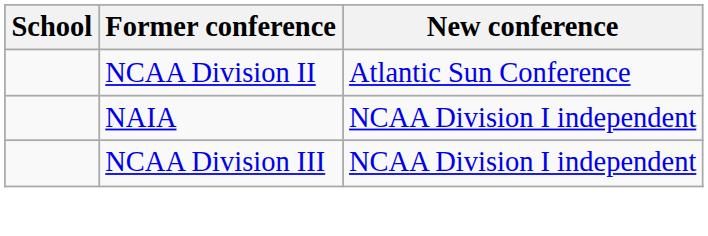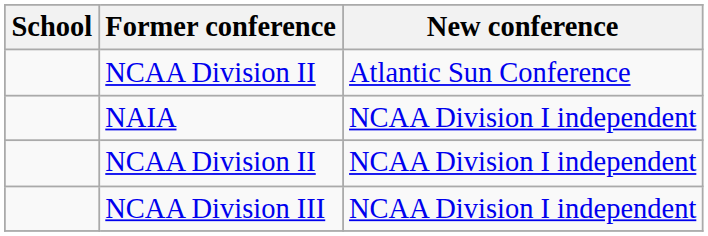+ row: (211, 162)
